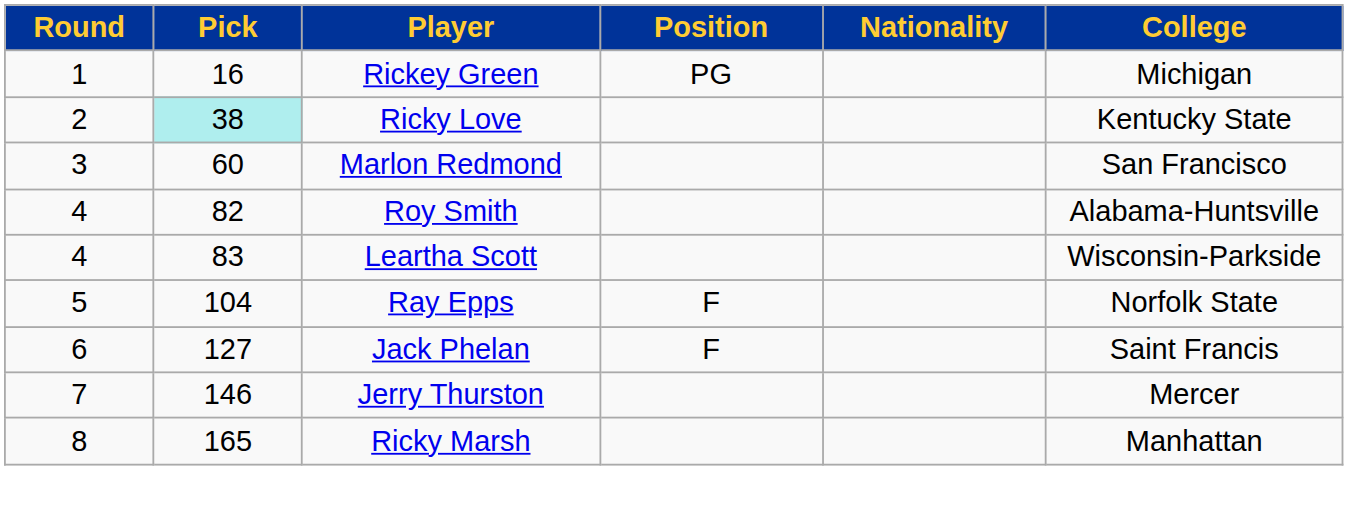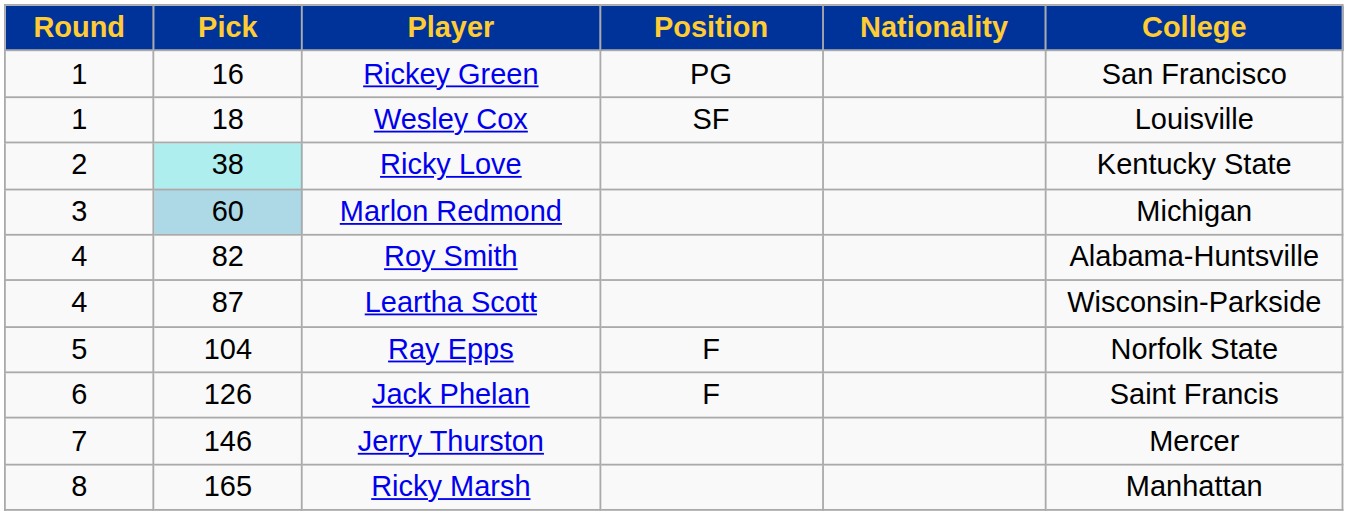(1194, 73) Michigan -> (1194, 73) San Francisco
+ row: (451, 119)
(228, 165) no background -> (228, 211) lightblue background
(1194, 165) San Francisco -> (1194, 211) Michigan
(228, 257) 83 -> (228, 303) 87
(228, 348) 127 -> (228, 394) 126
